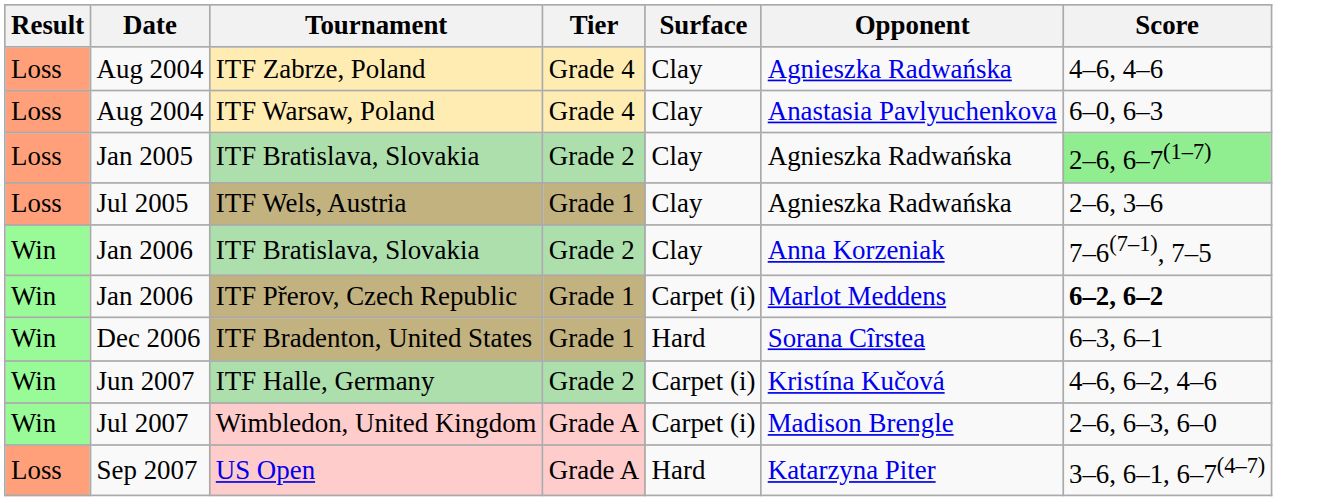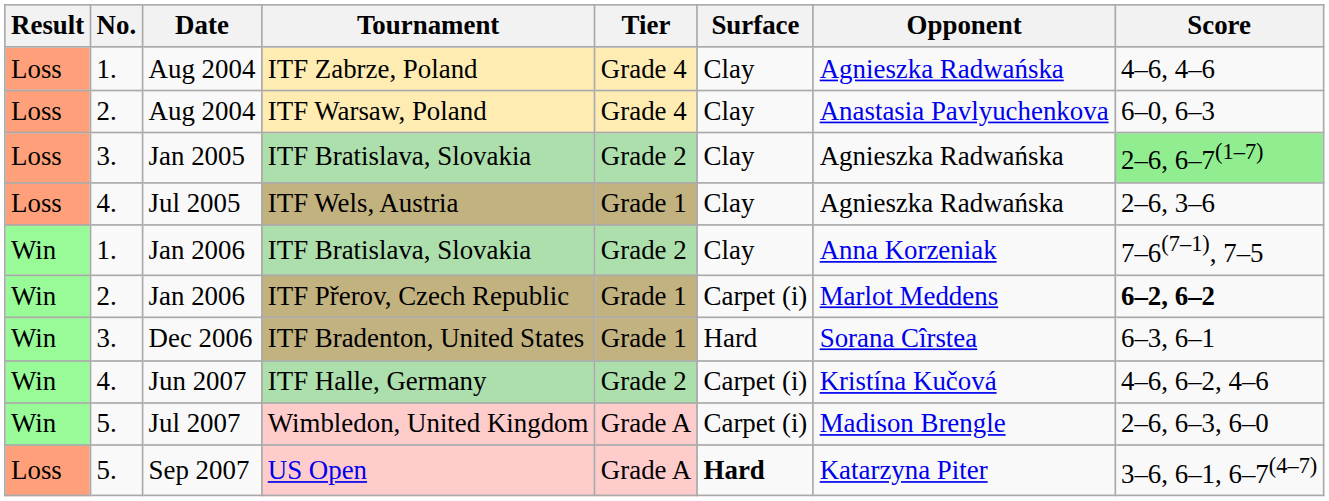+ column: (116, 25)
(678, 470) normal -> (734, 470) bold
